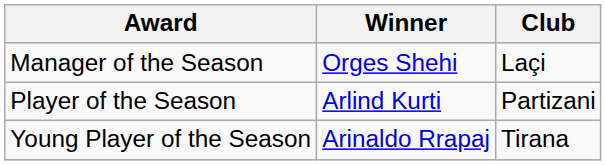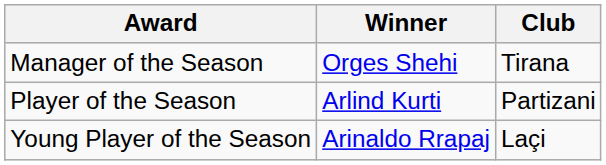(523, 62) Laçi -> (535, 62) Tirana
(535, 139) Tirana -> (523, 139) Laçi
